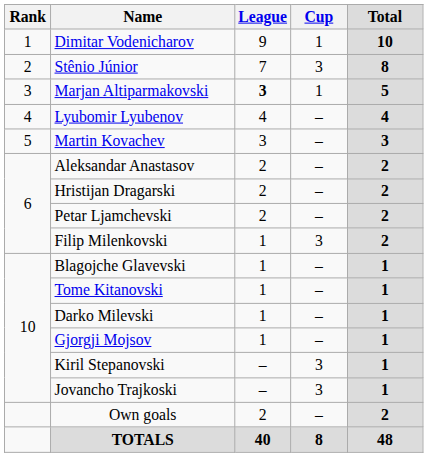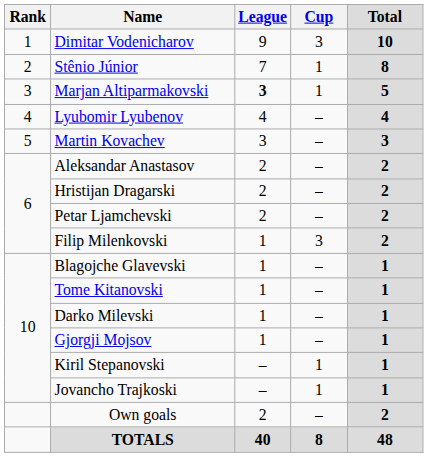(319, 41) 1 -> (319, 41) 3
(319, 66) 3 -> (319, 66) 1
(319, 365) 3 -> (319, 365) 1
(319, 389) 3 -> (319, 389) 1
